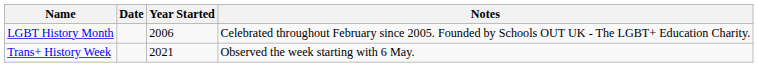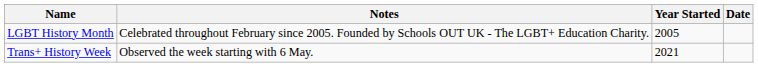columns swapped: (131, 14) <-> (485, 14)
(161, 33) 2006 -> (667, 33) 2005
